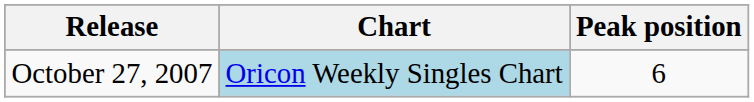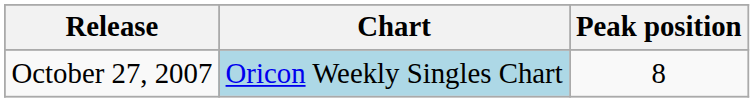(659, 73) 6 -> (659, 73) 8
